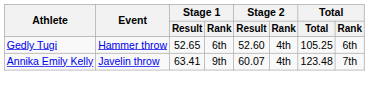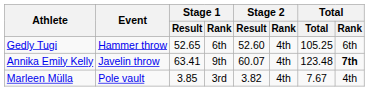(350, 62) normal -> (350, 62) bold
+ row: (40, 79)
